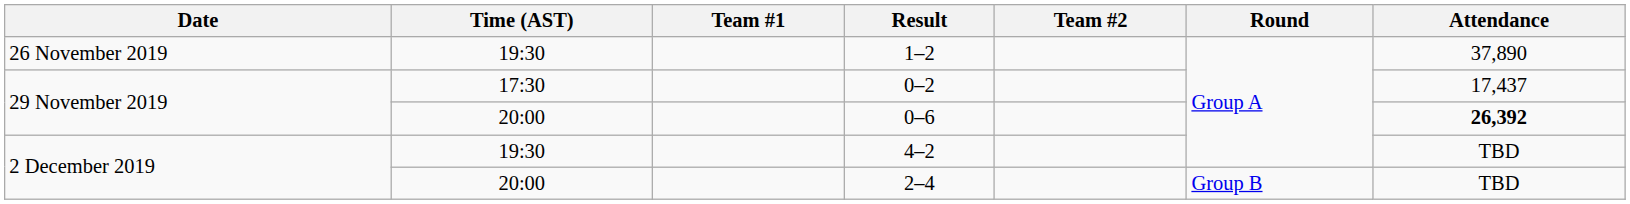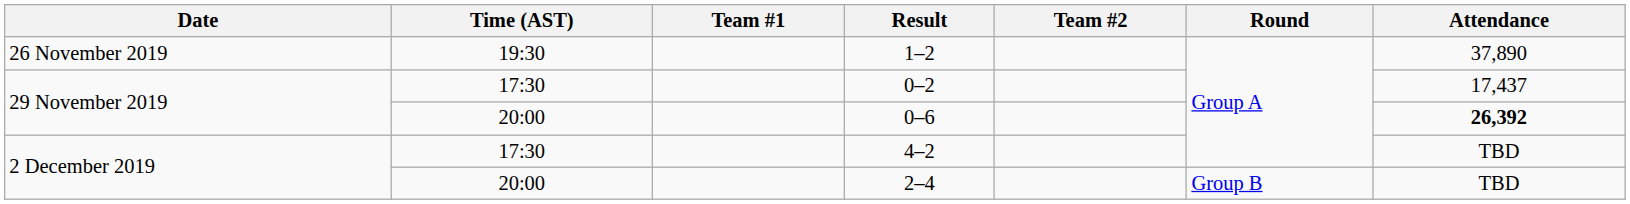(522, 150) 19:30 -> (522, 150) 17:30
